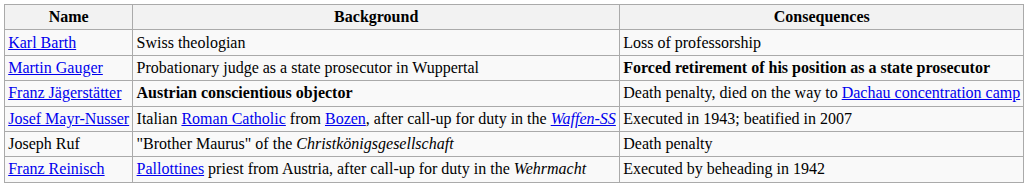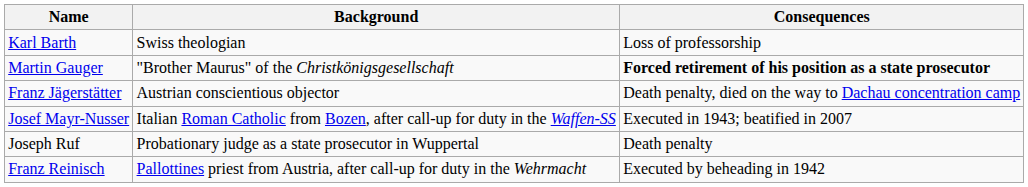(308, 67) Probationary judge as a state prosecutor in Wuppertal -> (295, 67) "Brother Maurus" of the Christkönigsgesellschaft
(245, 93) bold -> (238, 93) normal
(295, 144) "Brother Maurus" of the Christkönigsgesellschaft -> (308, 144) Probationary judge as a state prosecutor in Wuppertal
